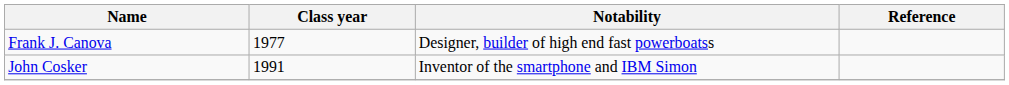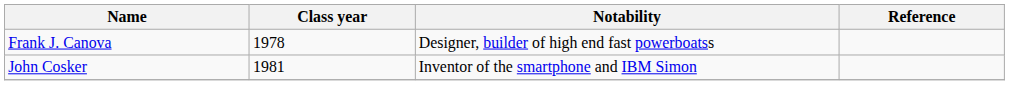(269, 42) 1977 -> (269, 42) 1978
(269, 67) 1991 -> (269, 67) 1981
